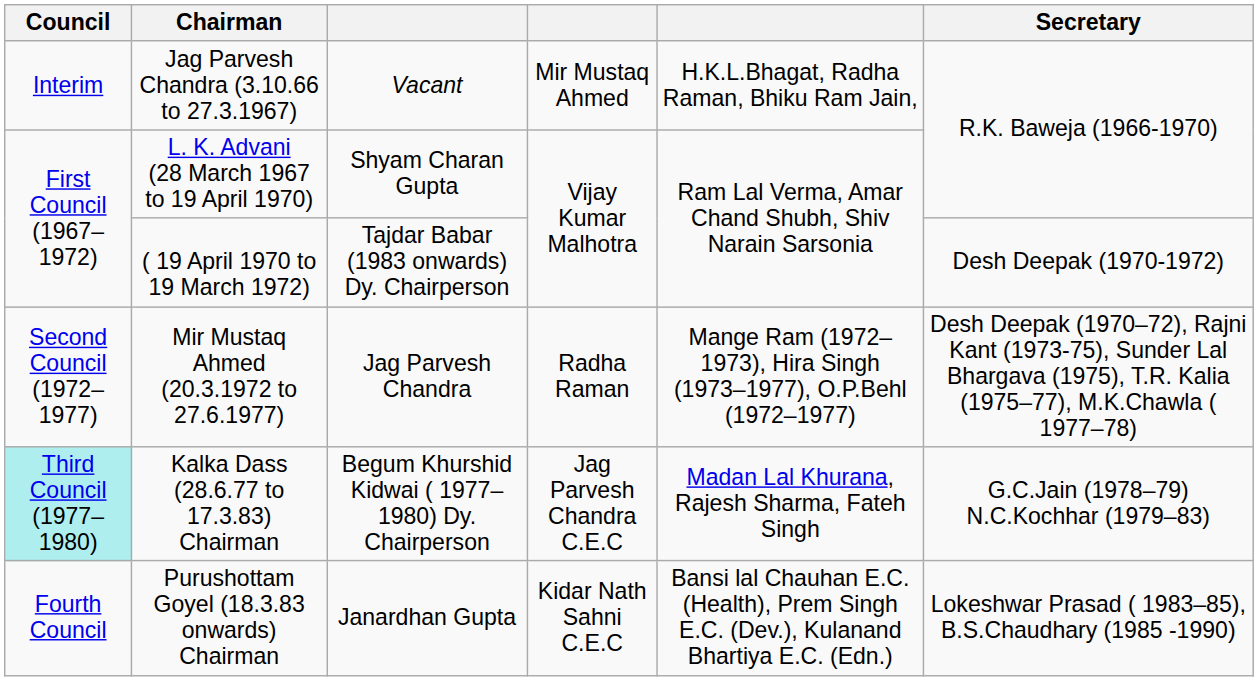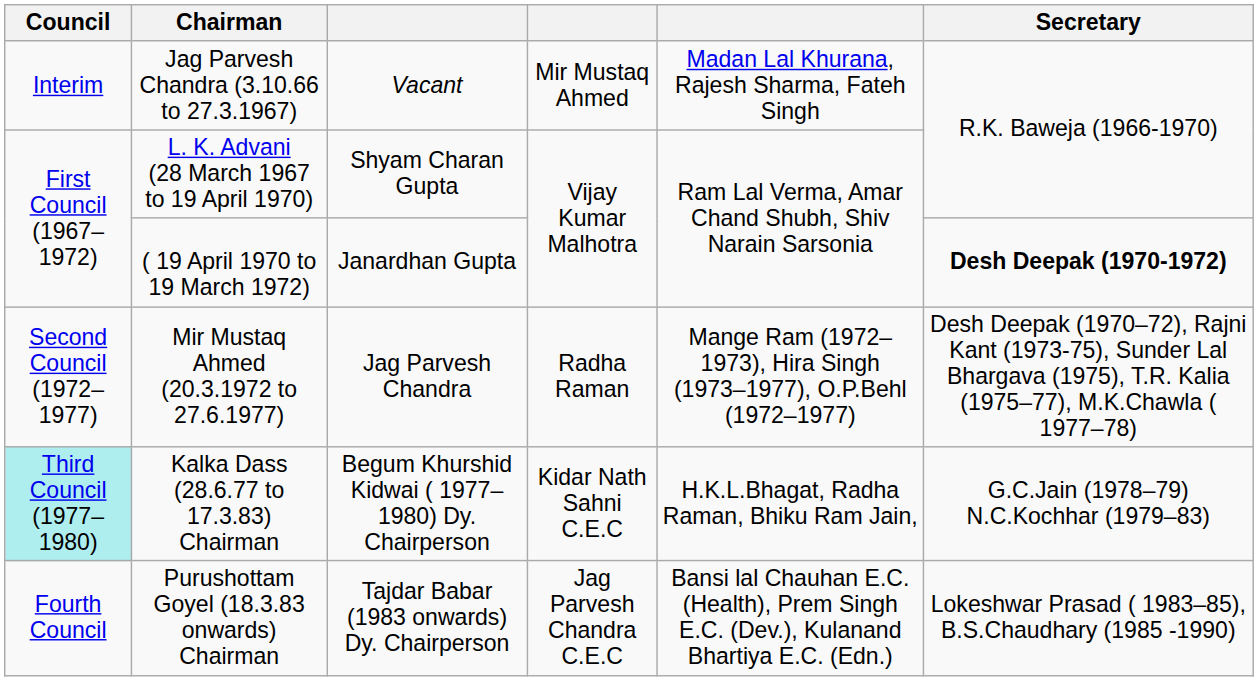(790, 85) H.K.L.Bhagat, Radha Raman, Bhiku Ram Jain, -> (790, 85) Madan Lal Khurana, Rajesh Sharma, Fateh Singh
(427, 261) Tajdar Babar (1983 onwards) Dy. Chairperson -> (427, 261) Janardhan Gupta
(1088, 261) normal -> (1088, 261) bold
(592, 503) Jag Parvesh Chandra C.E.C -> (592, 503) Kidar Nath Sahni C.E.C
(790, 503) Madan Lal Khurana, Rajesh Sharma, Fateh Singh -> (790, 503) H.K.L.Bhagat, Radha Raman, Bhiku Ram Jain,
(427, 617) Janardhan Gupta -> (427, 617) Tajdar Babar (1983 onwards) Dy. Chairperson
(592, 617) Kidar Nath Sahni C.E.C -> (592, 617) Jag Parvesh Chandra C.E.C
